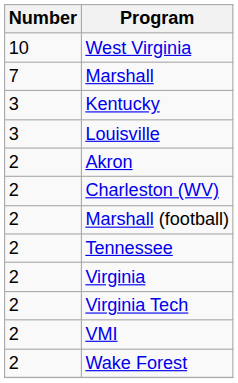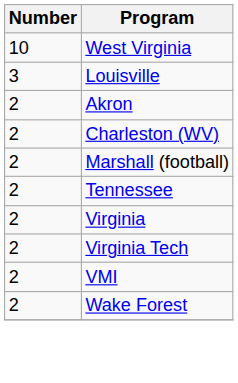- row: (120, 76)
- row: (123, 104)
